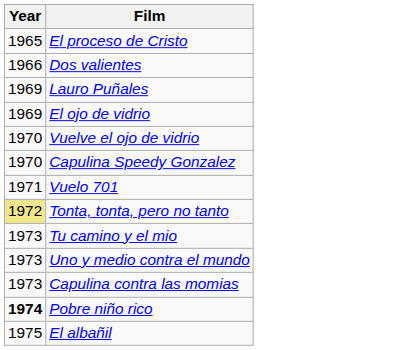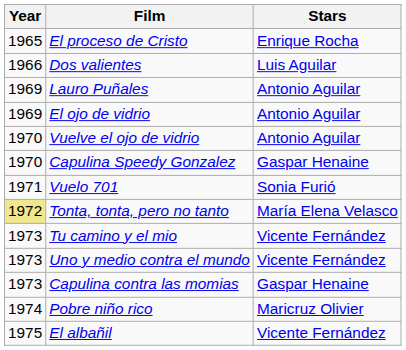+ column: (327, 16)
(25, 308) bold -> (25, 308) normal
